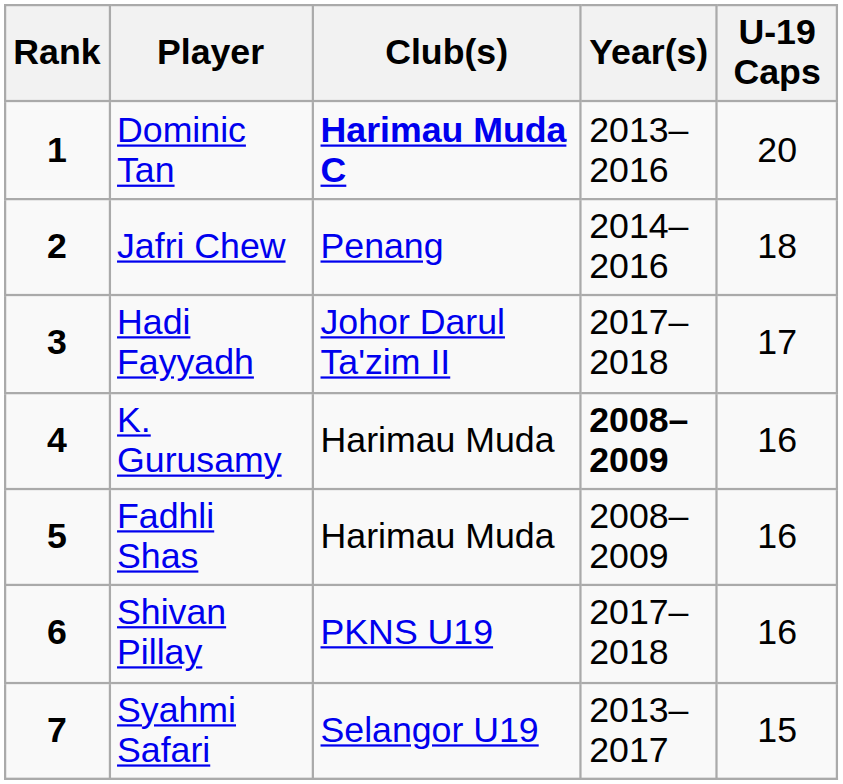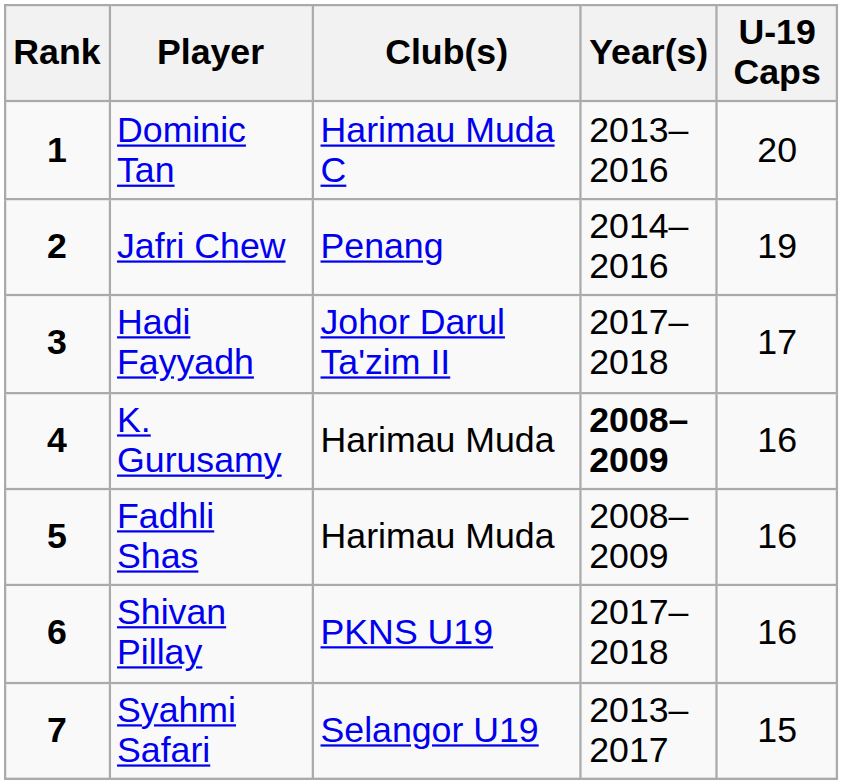(443, 149) bold -> (438, 149) normal
(777, 246) 18 -> (777, 246) 19
